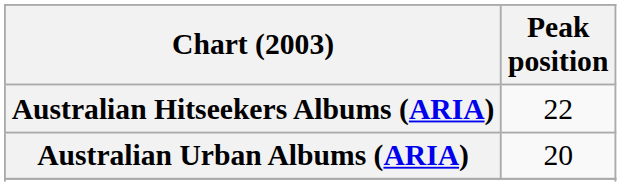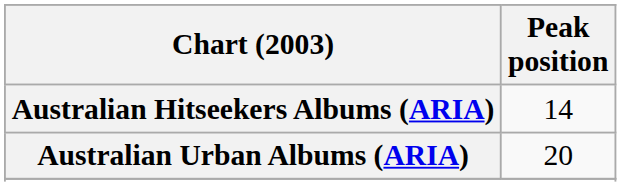(558, 108) 22 -> (558, 108) 14
